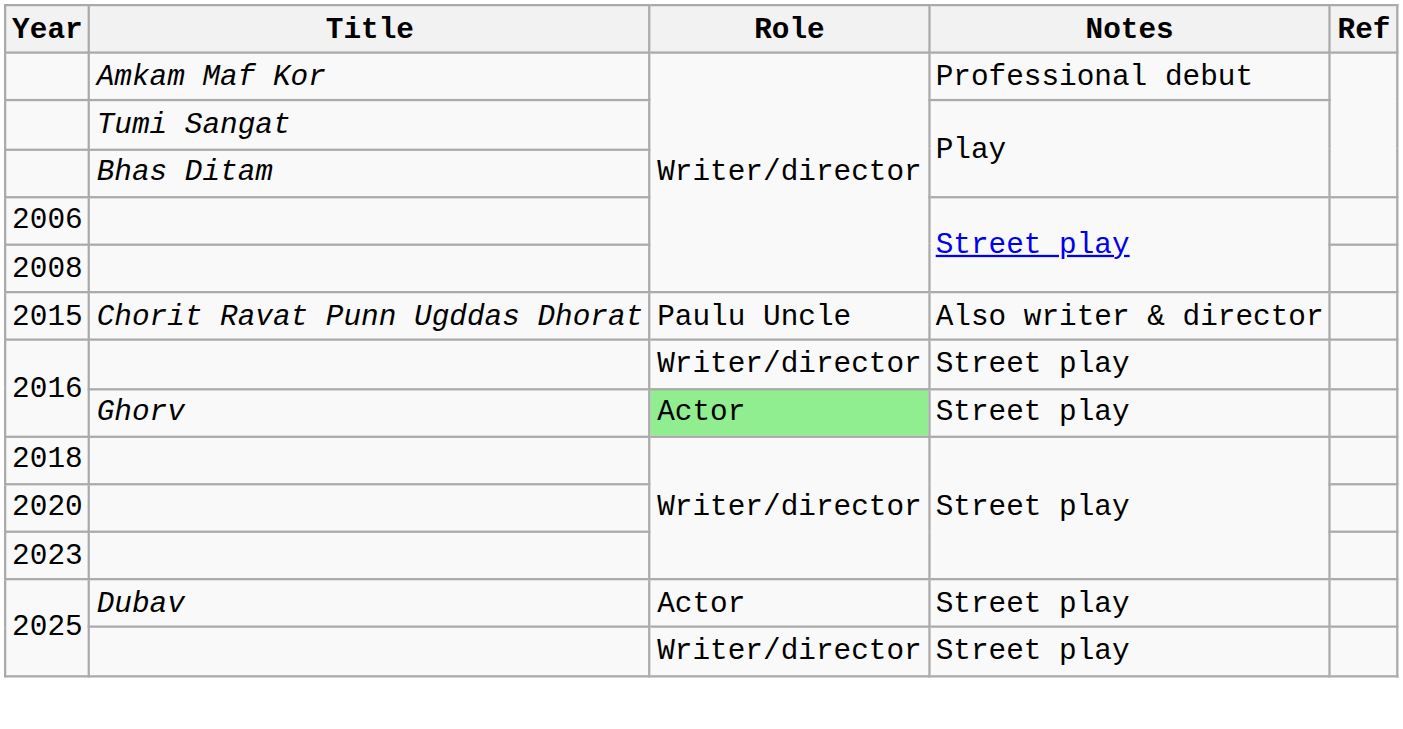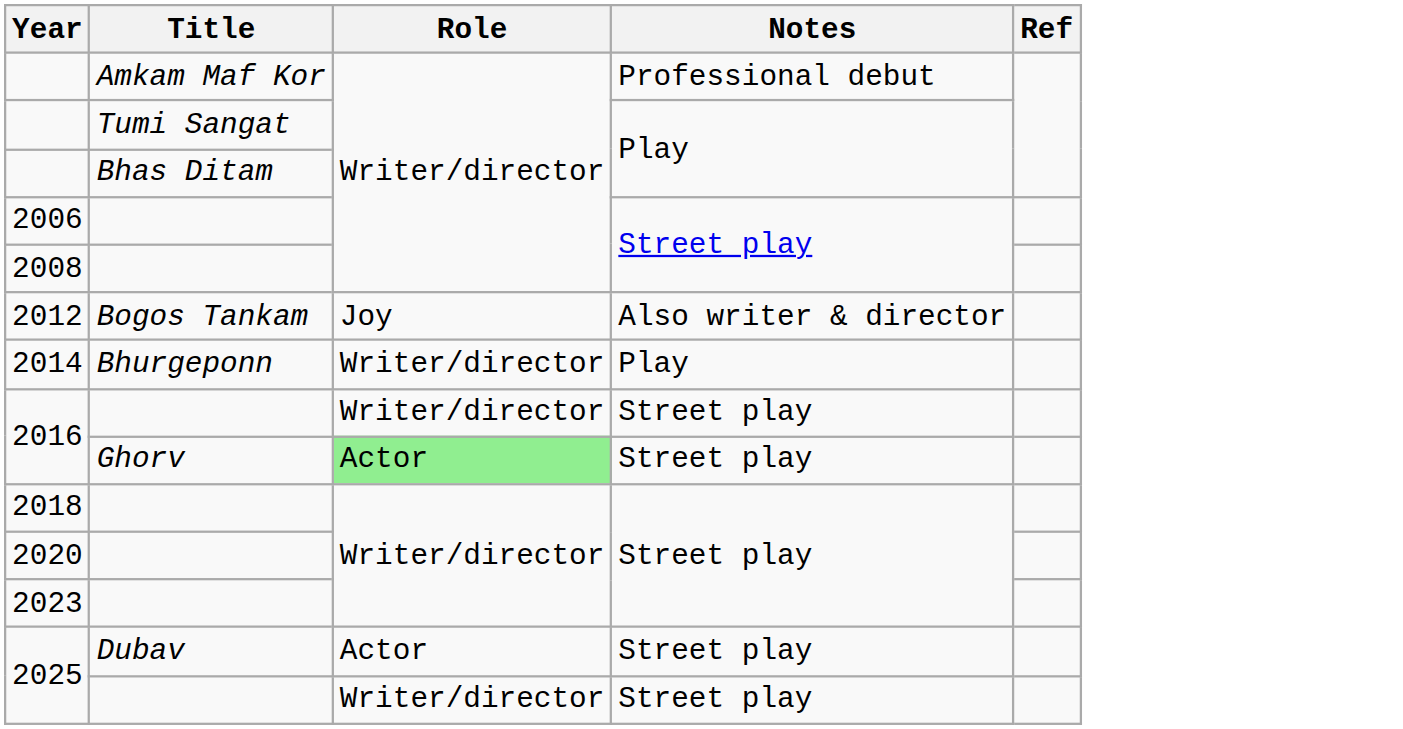+ row: (47, 316)
+ row: (47, 364)
- row: (47, 316)
